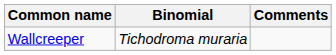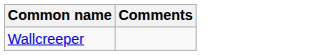- column: (183, 15)
